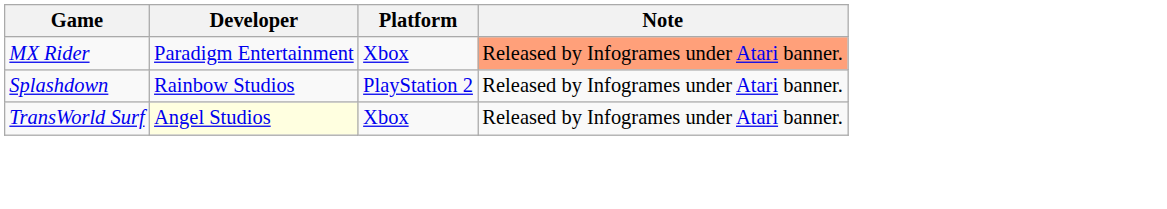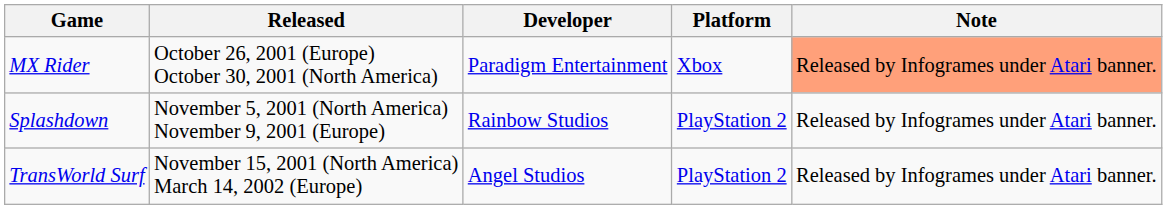+ column: (306, 20)
(212, 118) lightyellow background -> (526, 175) no background
(386, 118) Xbox -> (732, 175) PlayStation 2
